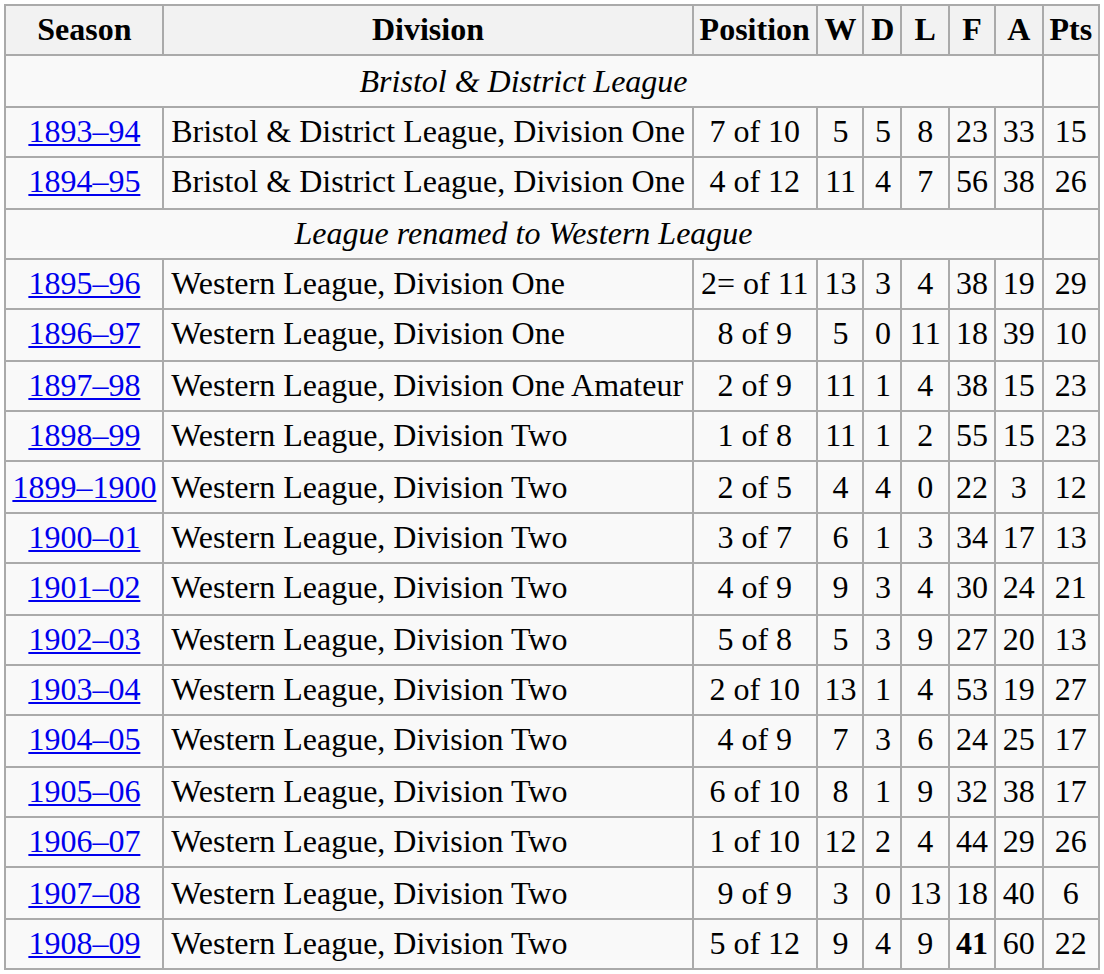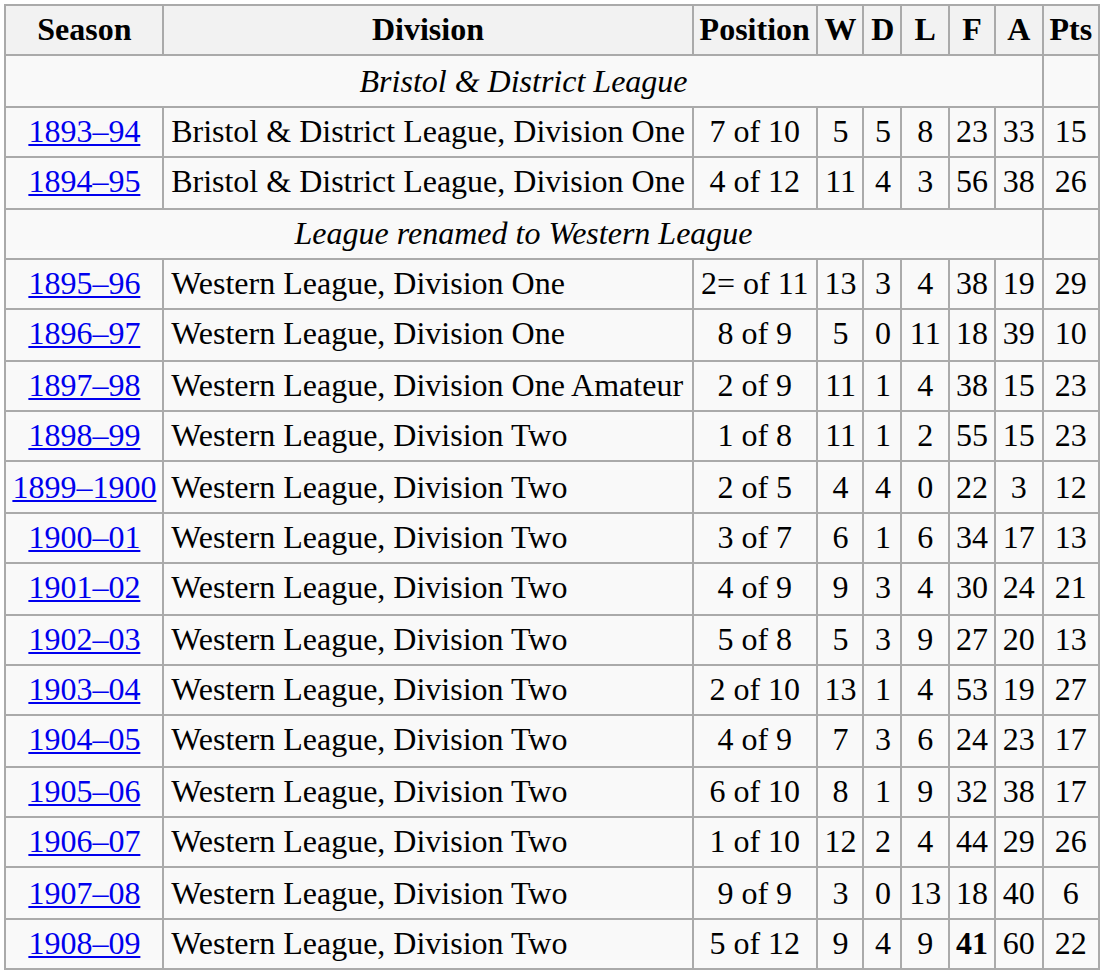(925, 182) 7 -> (925, 182) 3
(925, 537) 3 -> (925, 537) 6
(1019, 740) 25 -> (1019, 740) 23
